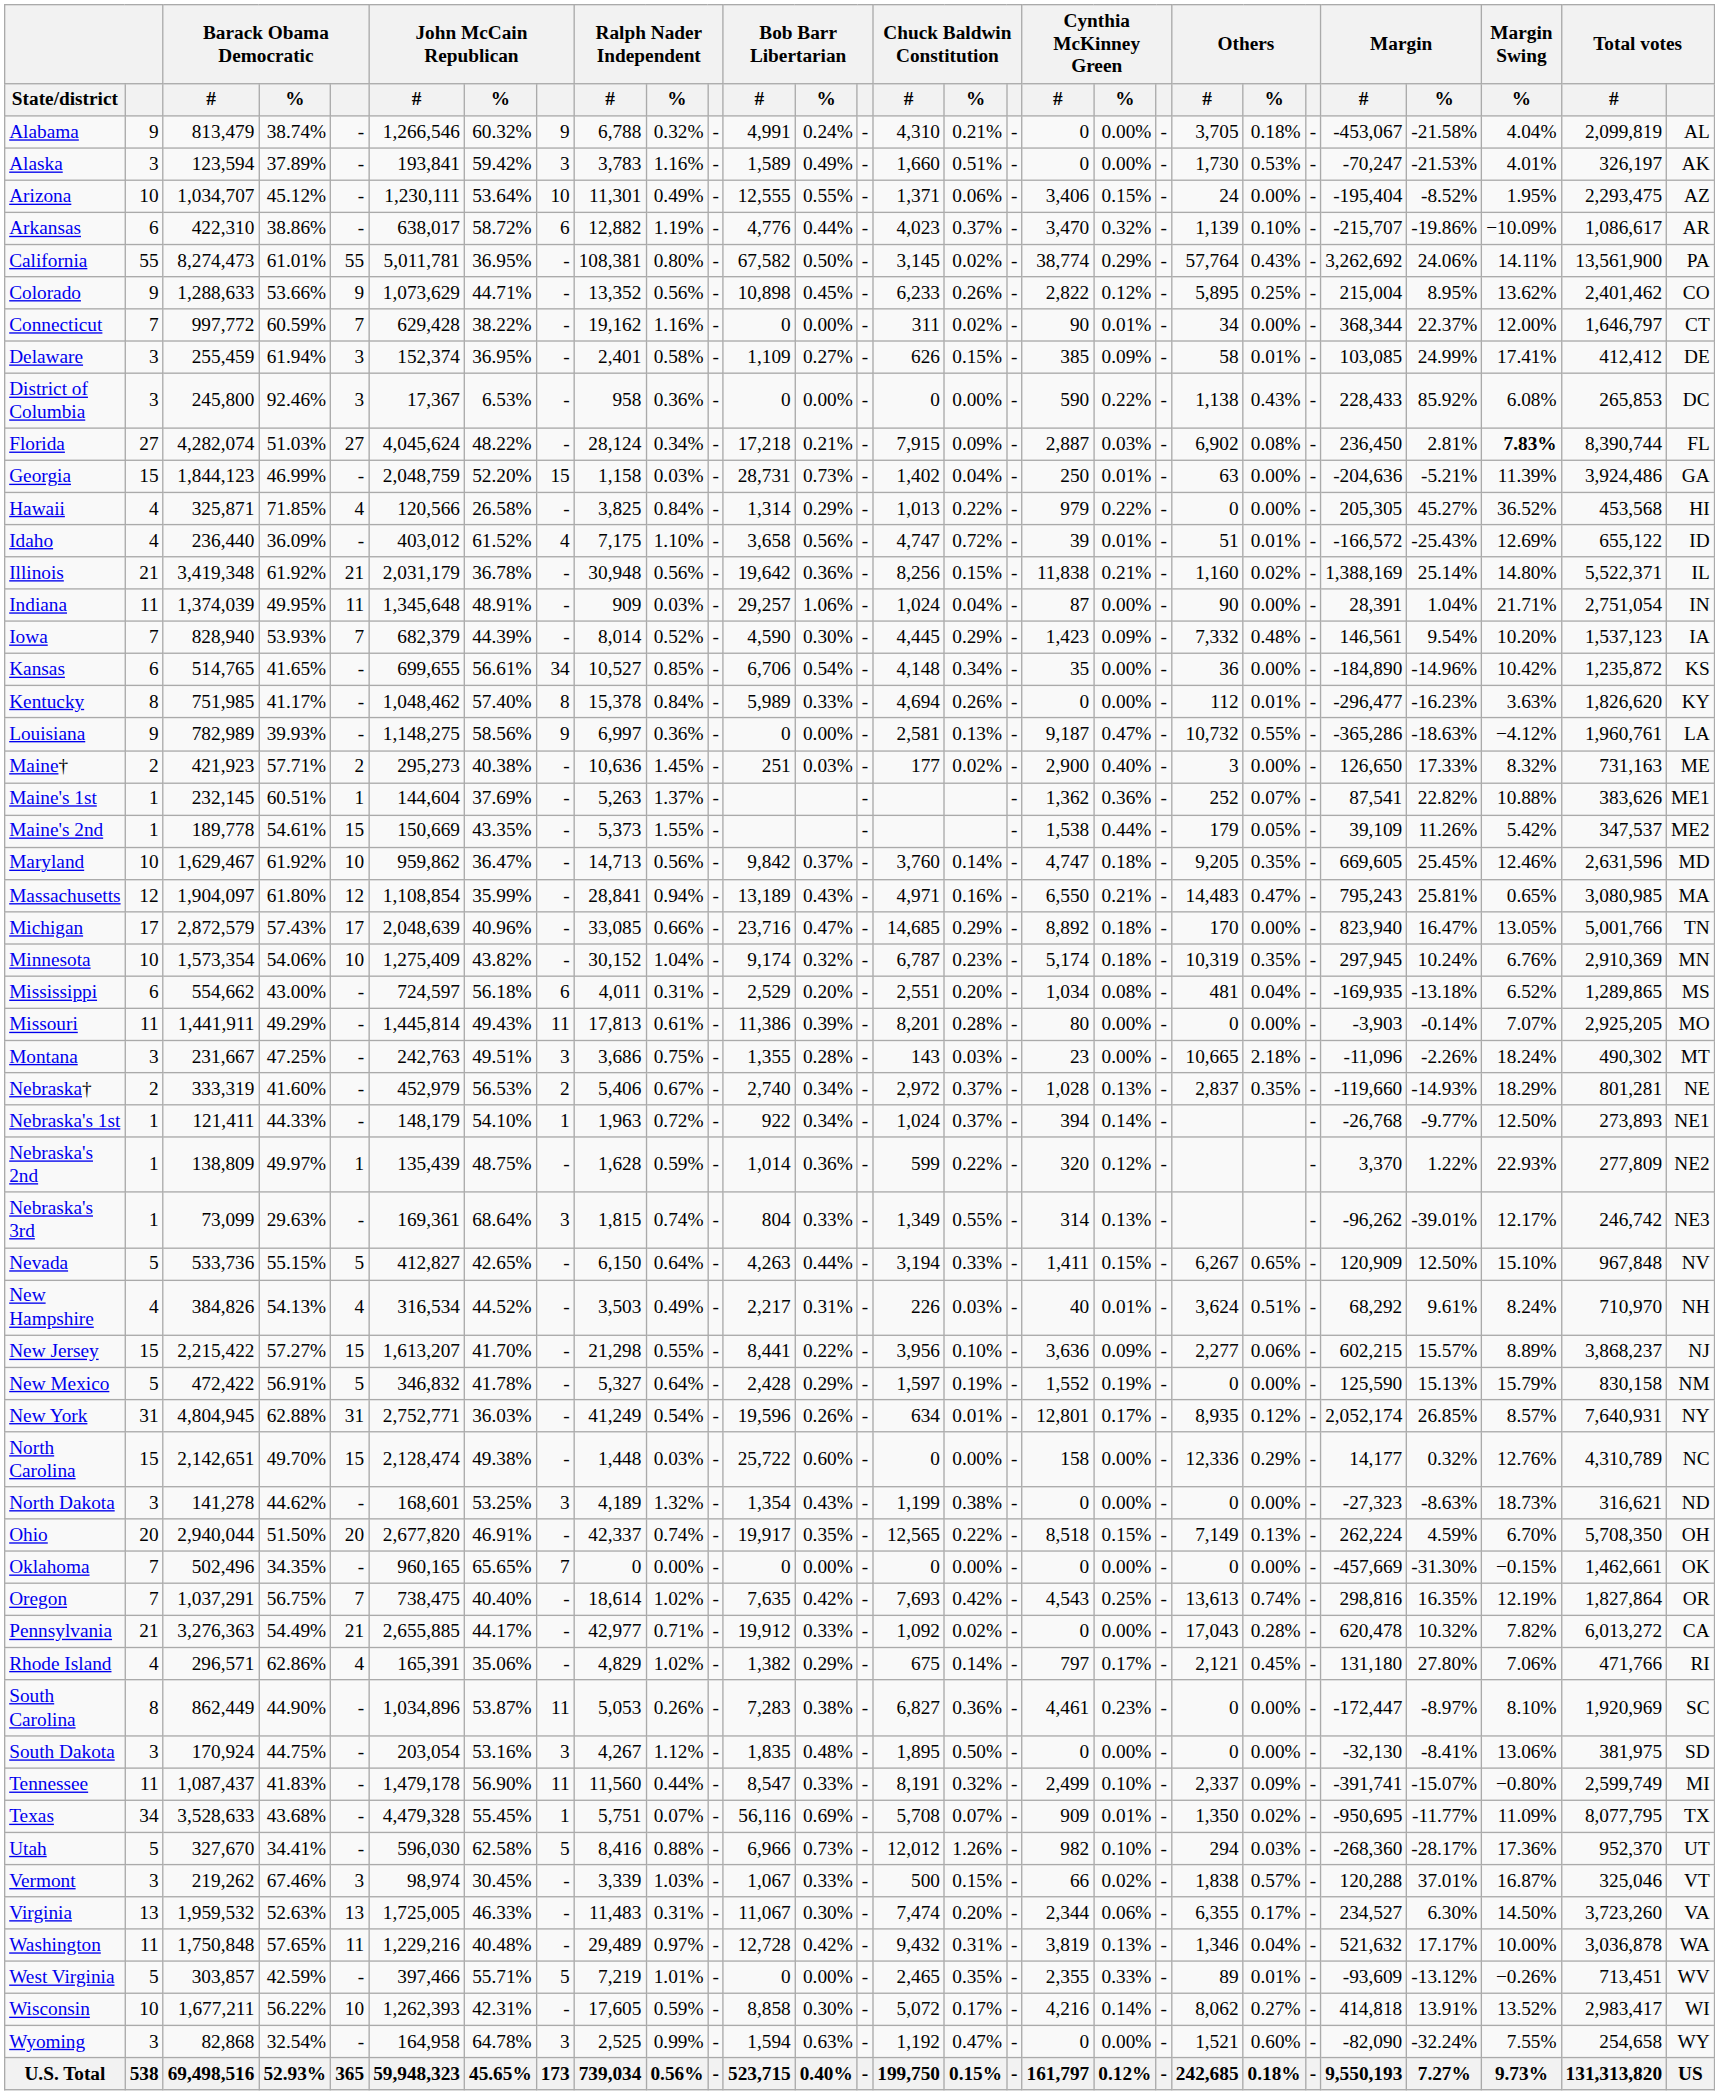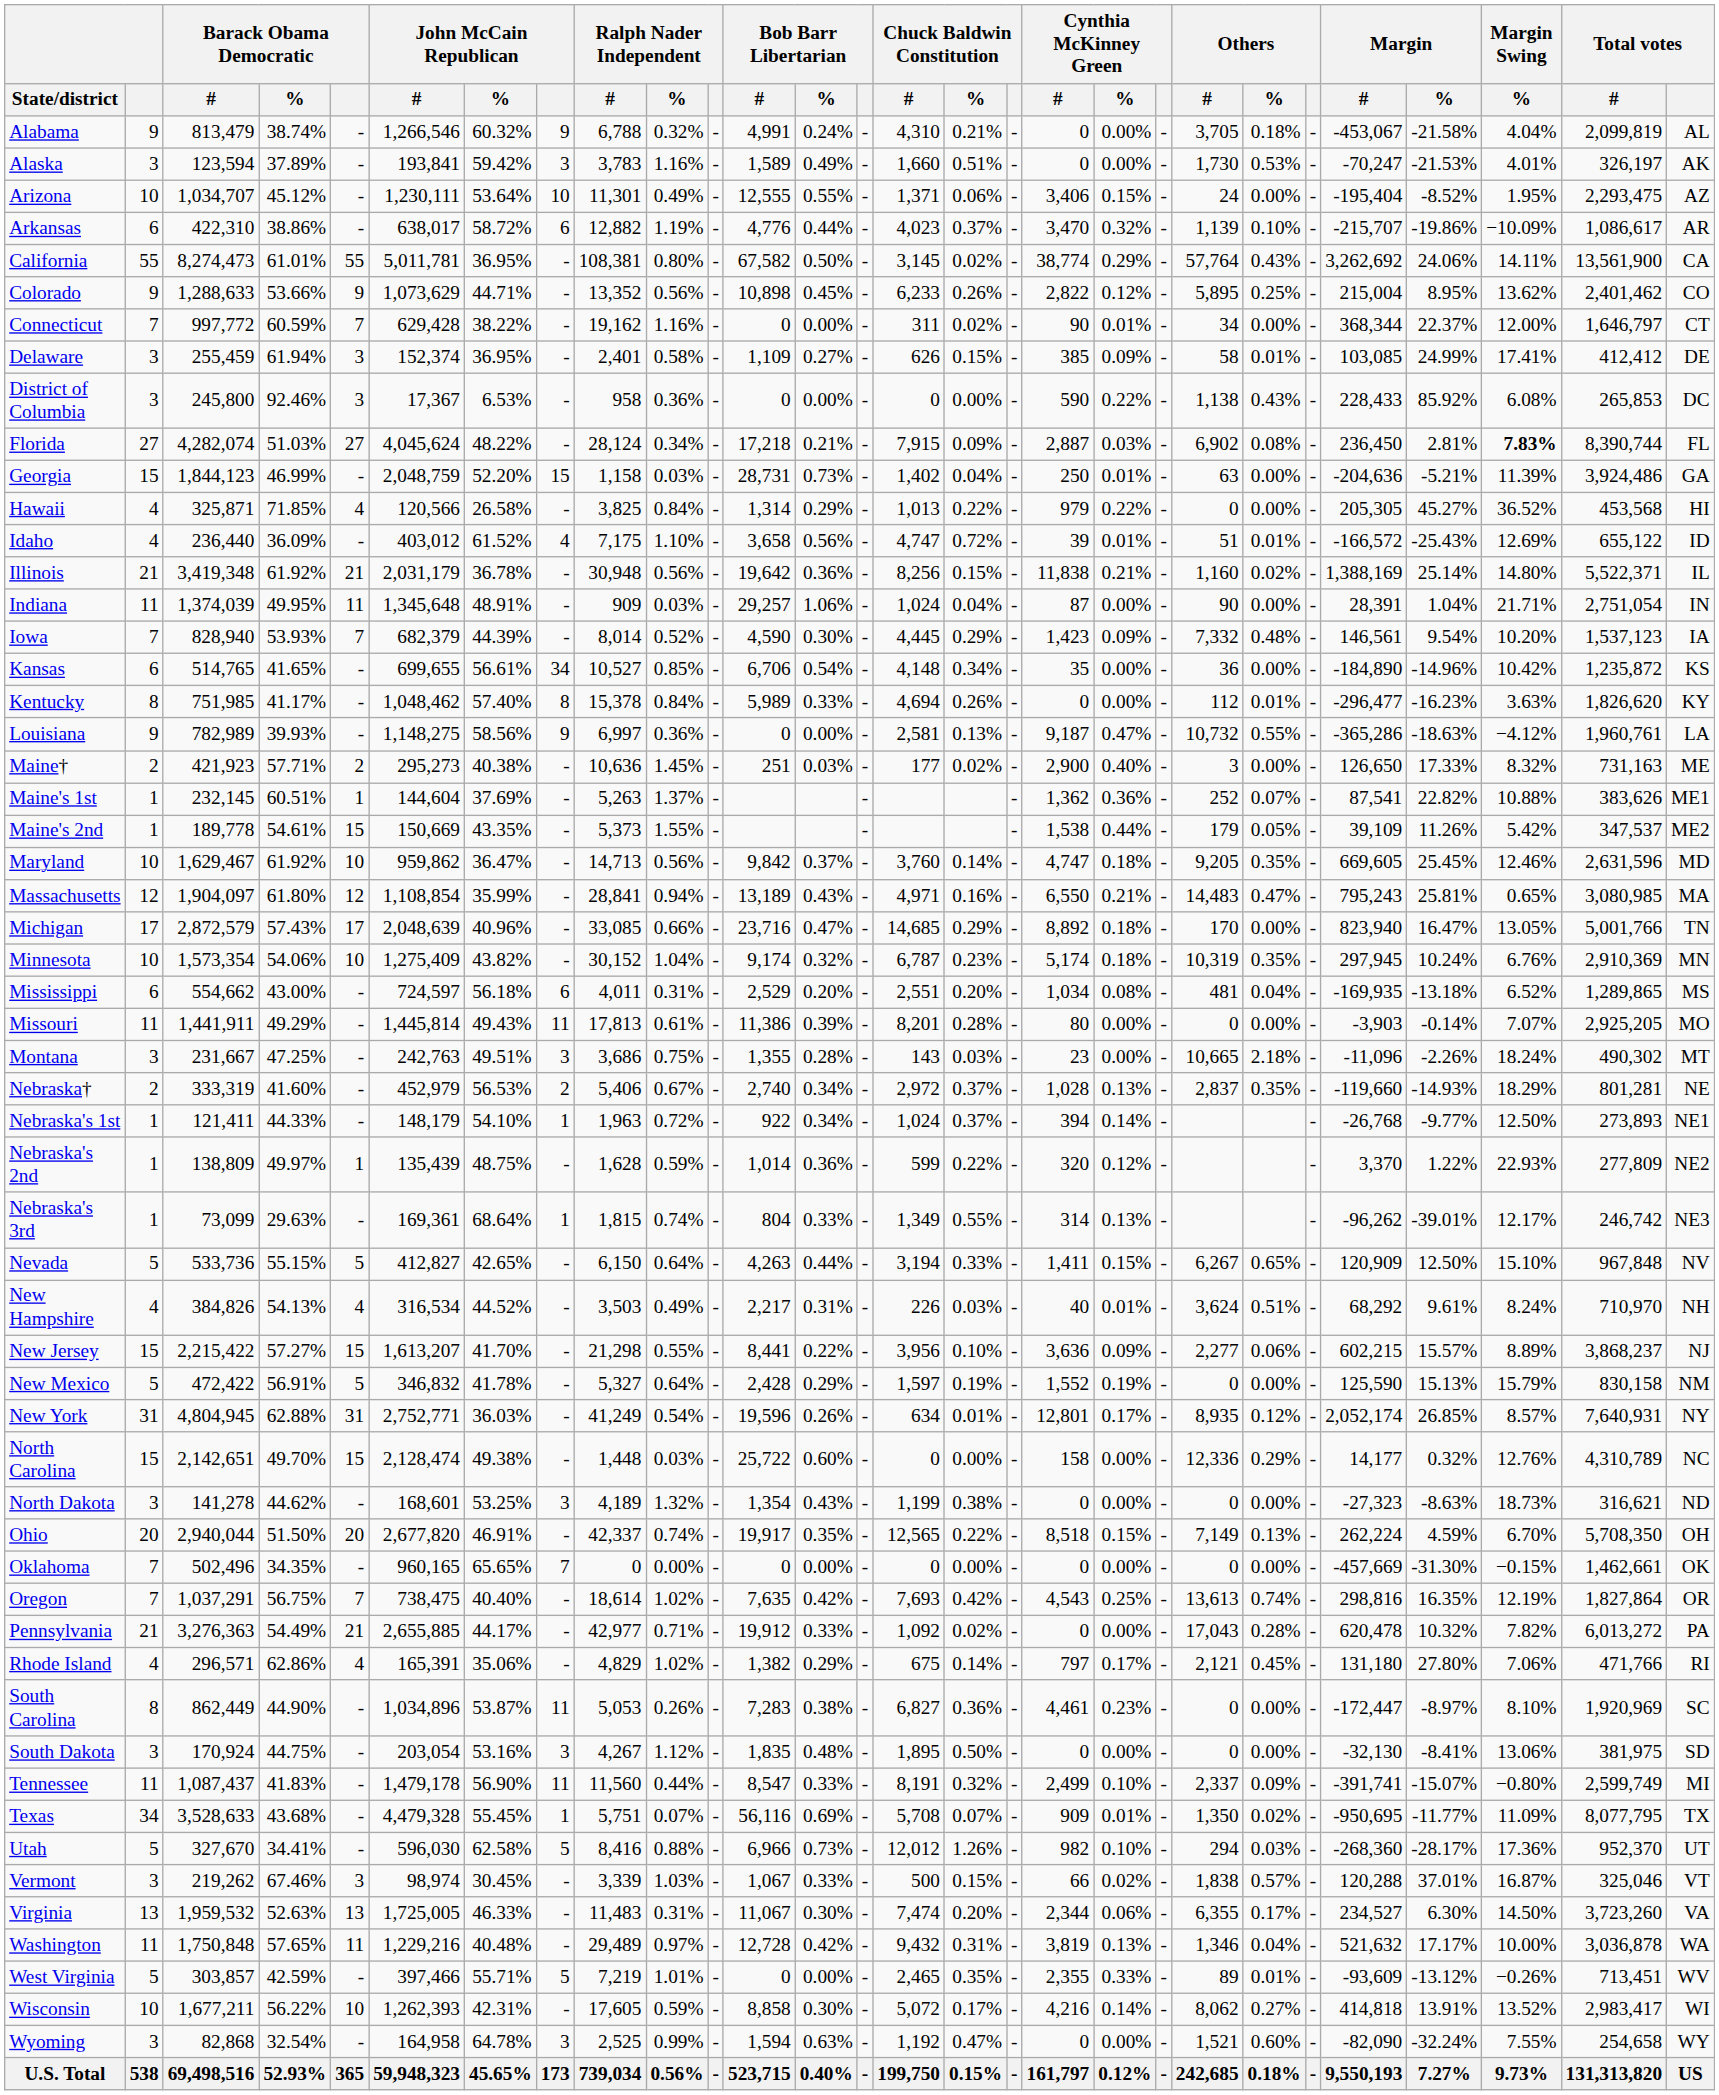(1698, 260) PA -> (1696, 260) CA
(565, 1219) 3 -> (565, 1219) 1
(1696, 1631) CA -> (1698, 1631) PA
